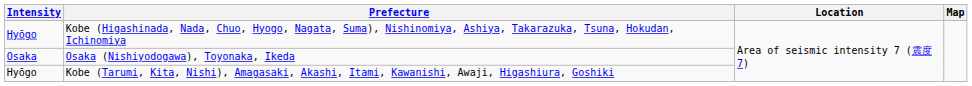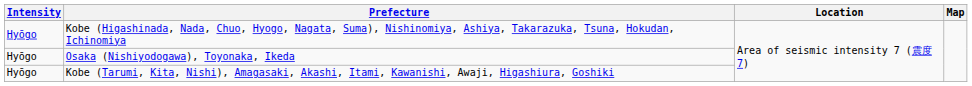(22, 57) Osaka -> (22, 57) Hyōgo
